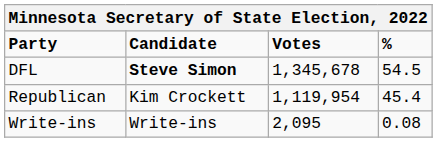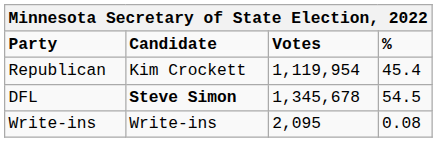rows swapped: (23, 71) <-> (57, 97)
